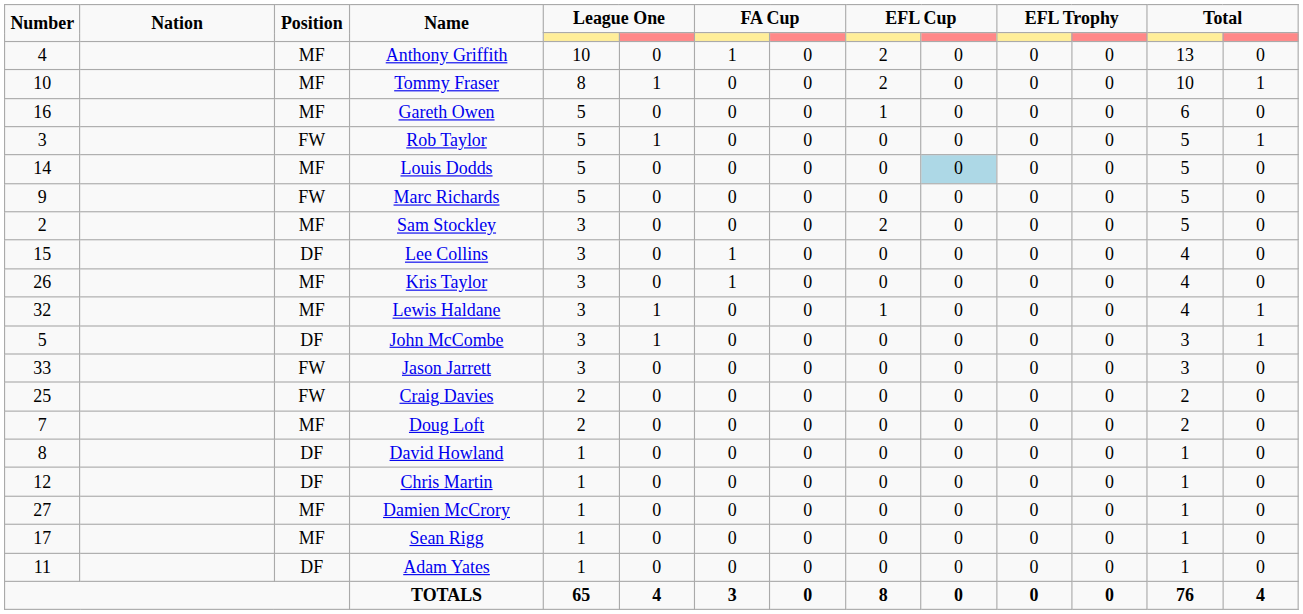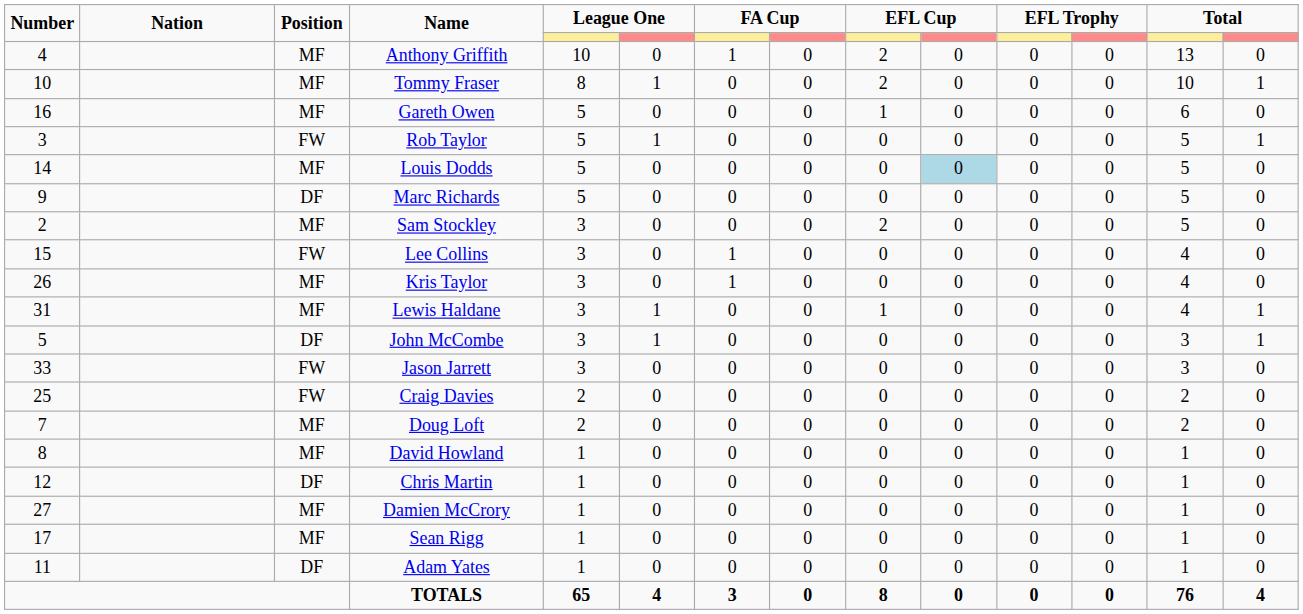(312, 197) FW -> (312, 197) DF
(312, 254) DF -> (312, 254) FW
(42, 311) 32 -> (42, 311) 31
(312, 453) DF -> (312, 453) MF
